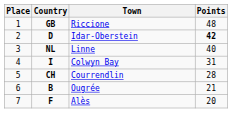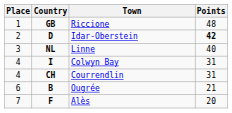(18, 75) 5 -> (18, 75) 4
(211, 75) 28 -> (211, 75) 31
